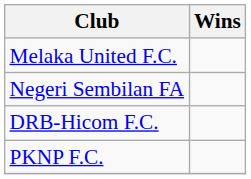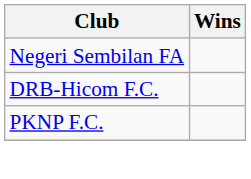- row: (93, 55)
